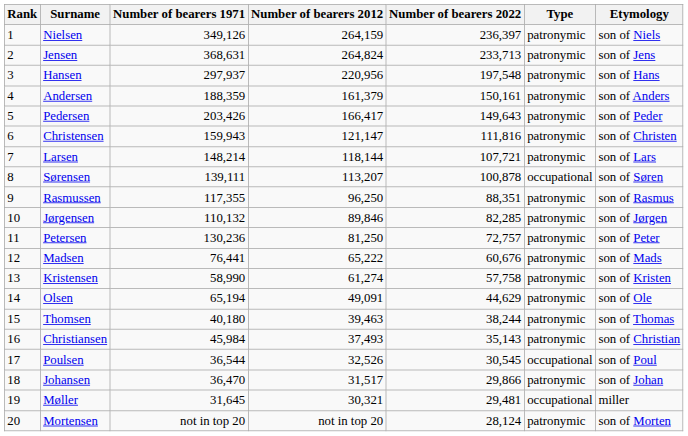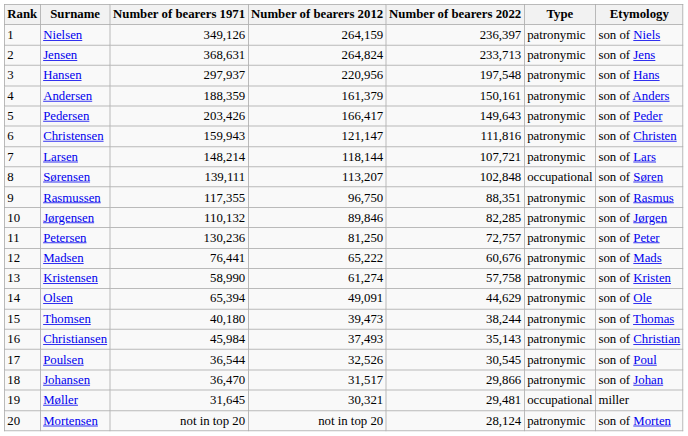(500, 177) 100,878 -> (500, 177) 102,848
(366, 197) 96,250 -> (366, 197) 96,750
(228, 298) 65,194 -> (228, 298) 65,394
(366, 319) 39,463 -> (366, 319) 39,473
(560, 359) occupational -> (556, 359) patronymic
